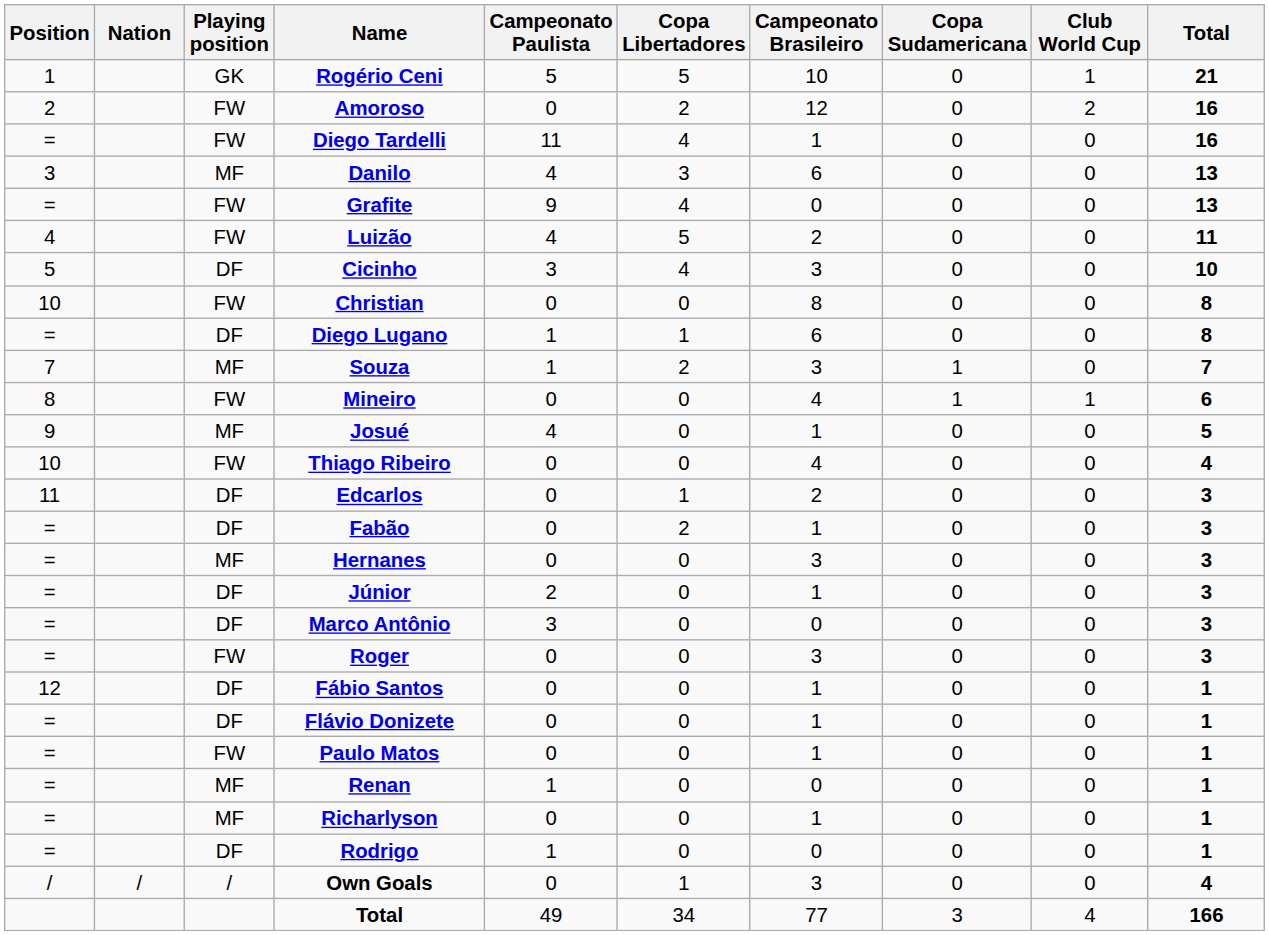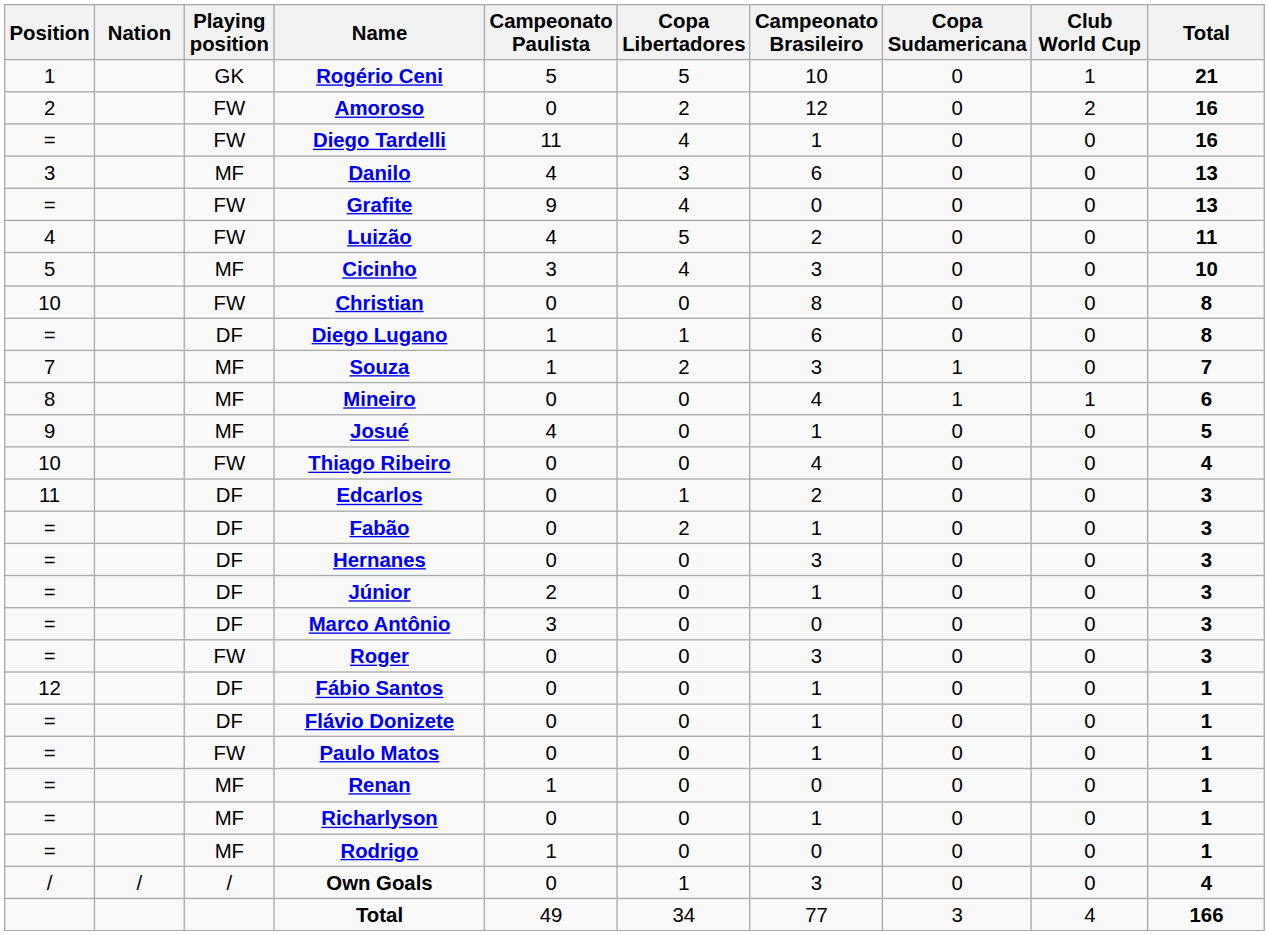(229, 269) DF -> (229, 269) MF
(229, 398) FW -> (229, 398) MF
(229, 560) MF -> (229, 560) DF
(229, 850) DF -> (229, 850) MF
